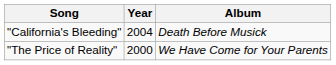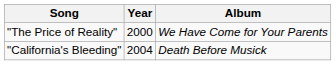rows swapped: (62, 50) <-> (64, 32)
